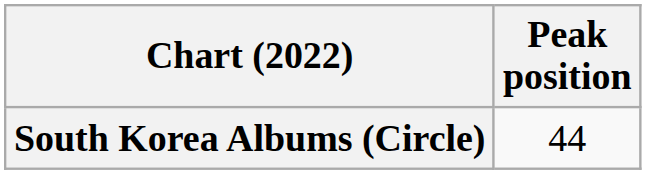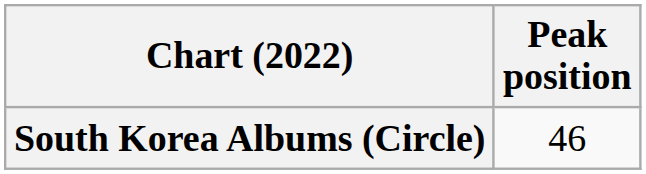(567, 137) 44 -> (567, 137) 46
